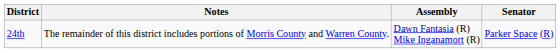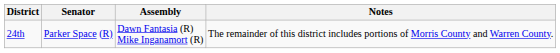columns swapped: (519, 12) <-> (216, 12)
